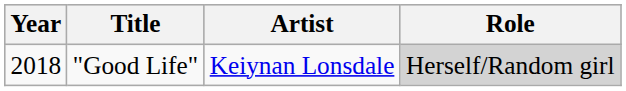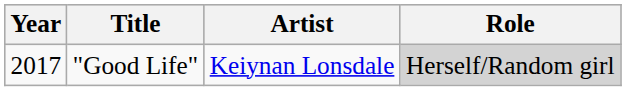(36, 64) 2018 -> (36, 64) 2017
